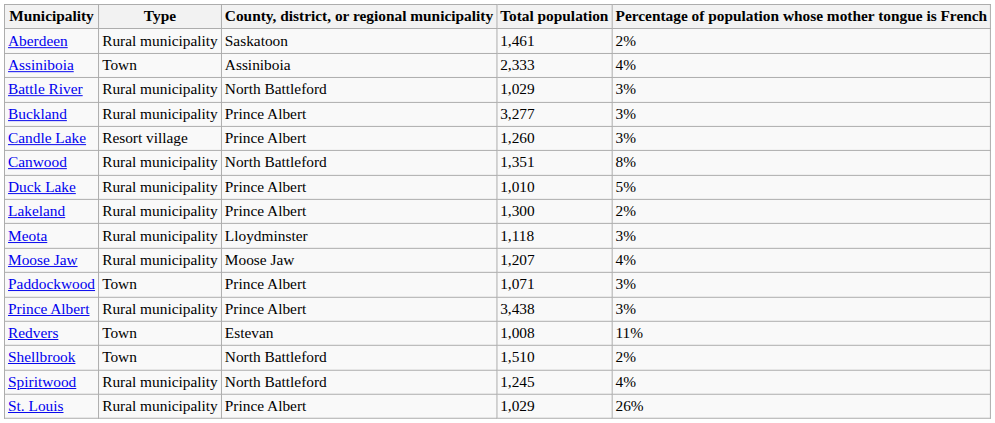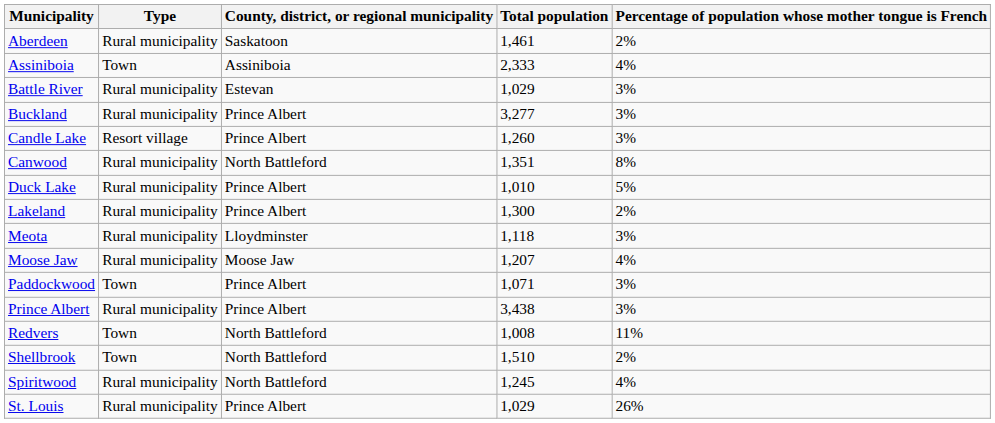(276, 89) North Battleford -> (249, 89) Estevan
(249, 333) Estevan -> (276, 333) North Battleford
